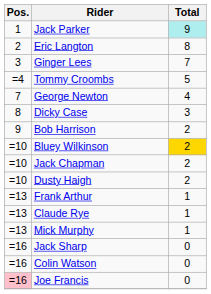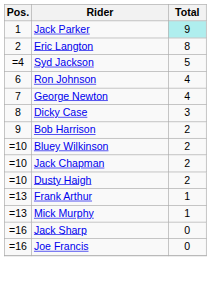- row: (63, 63)
- row: (74, 79)
+ row: (64, 63)
+ row: (65, 79)
(187, 146) gold background -> (187, 146) no background
- row: (62, 213)
- row: (65, 264)
(18, 280) pink background -> (18, 247) no background
